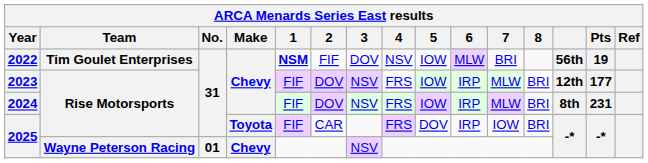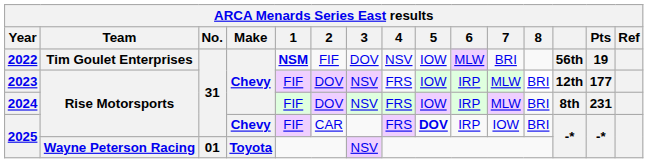(251, 125) Toyota -> (251, 125) Chevy
(433, 125) normal -> (433, 125) bold
(251, 147) Chevy -> (251, 147) Toyota
